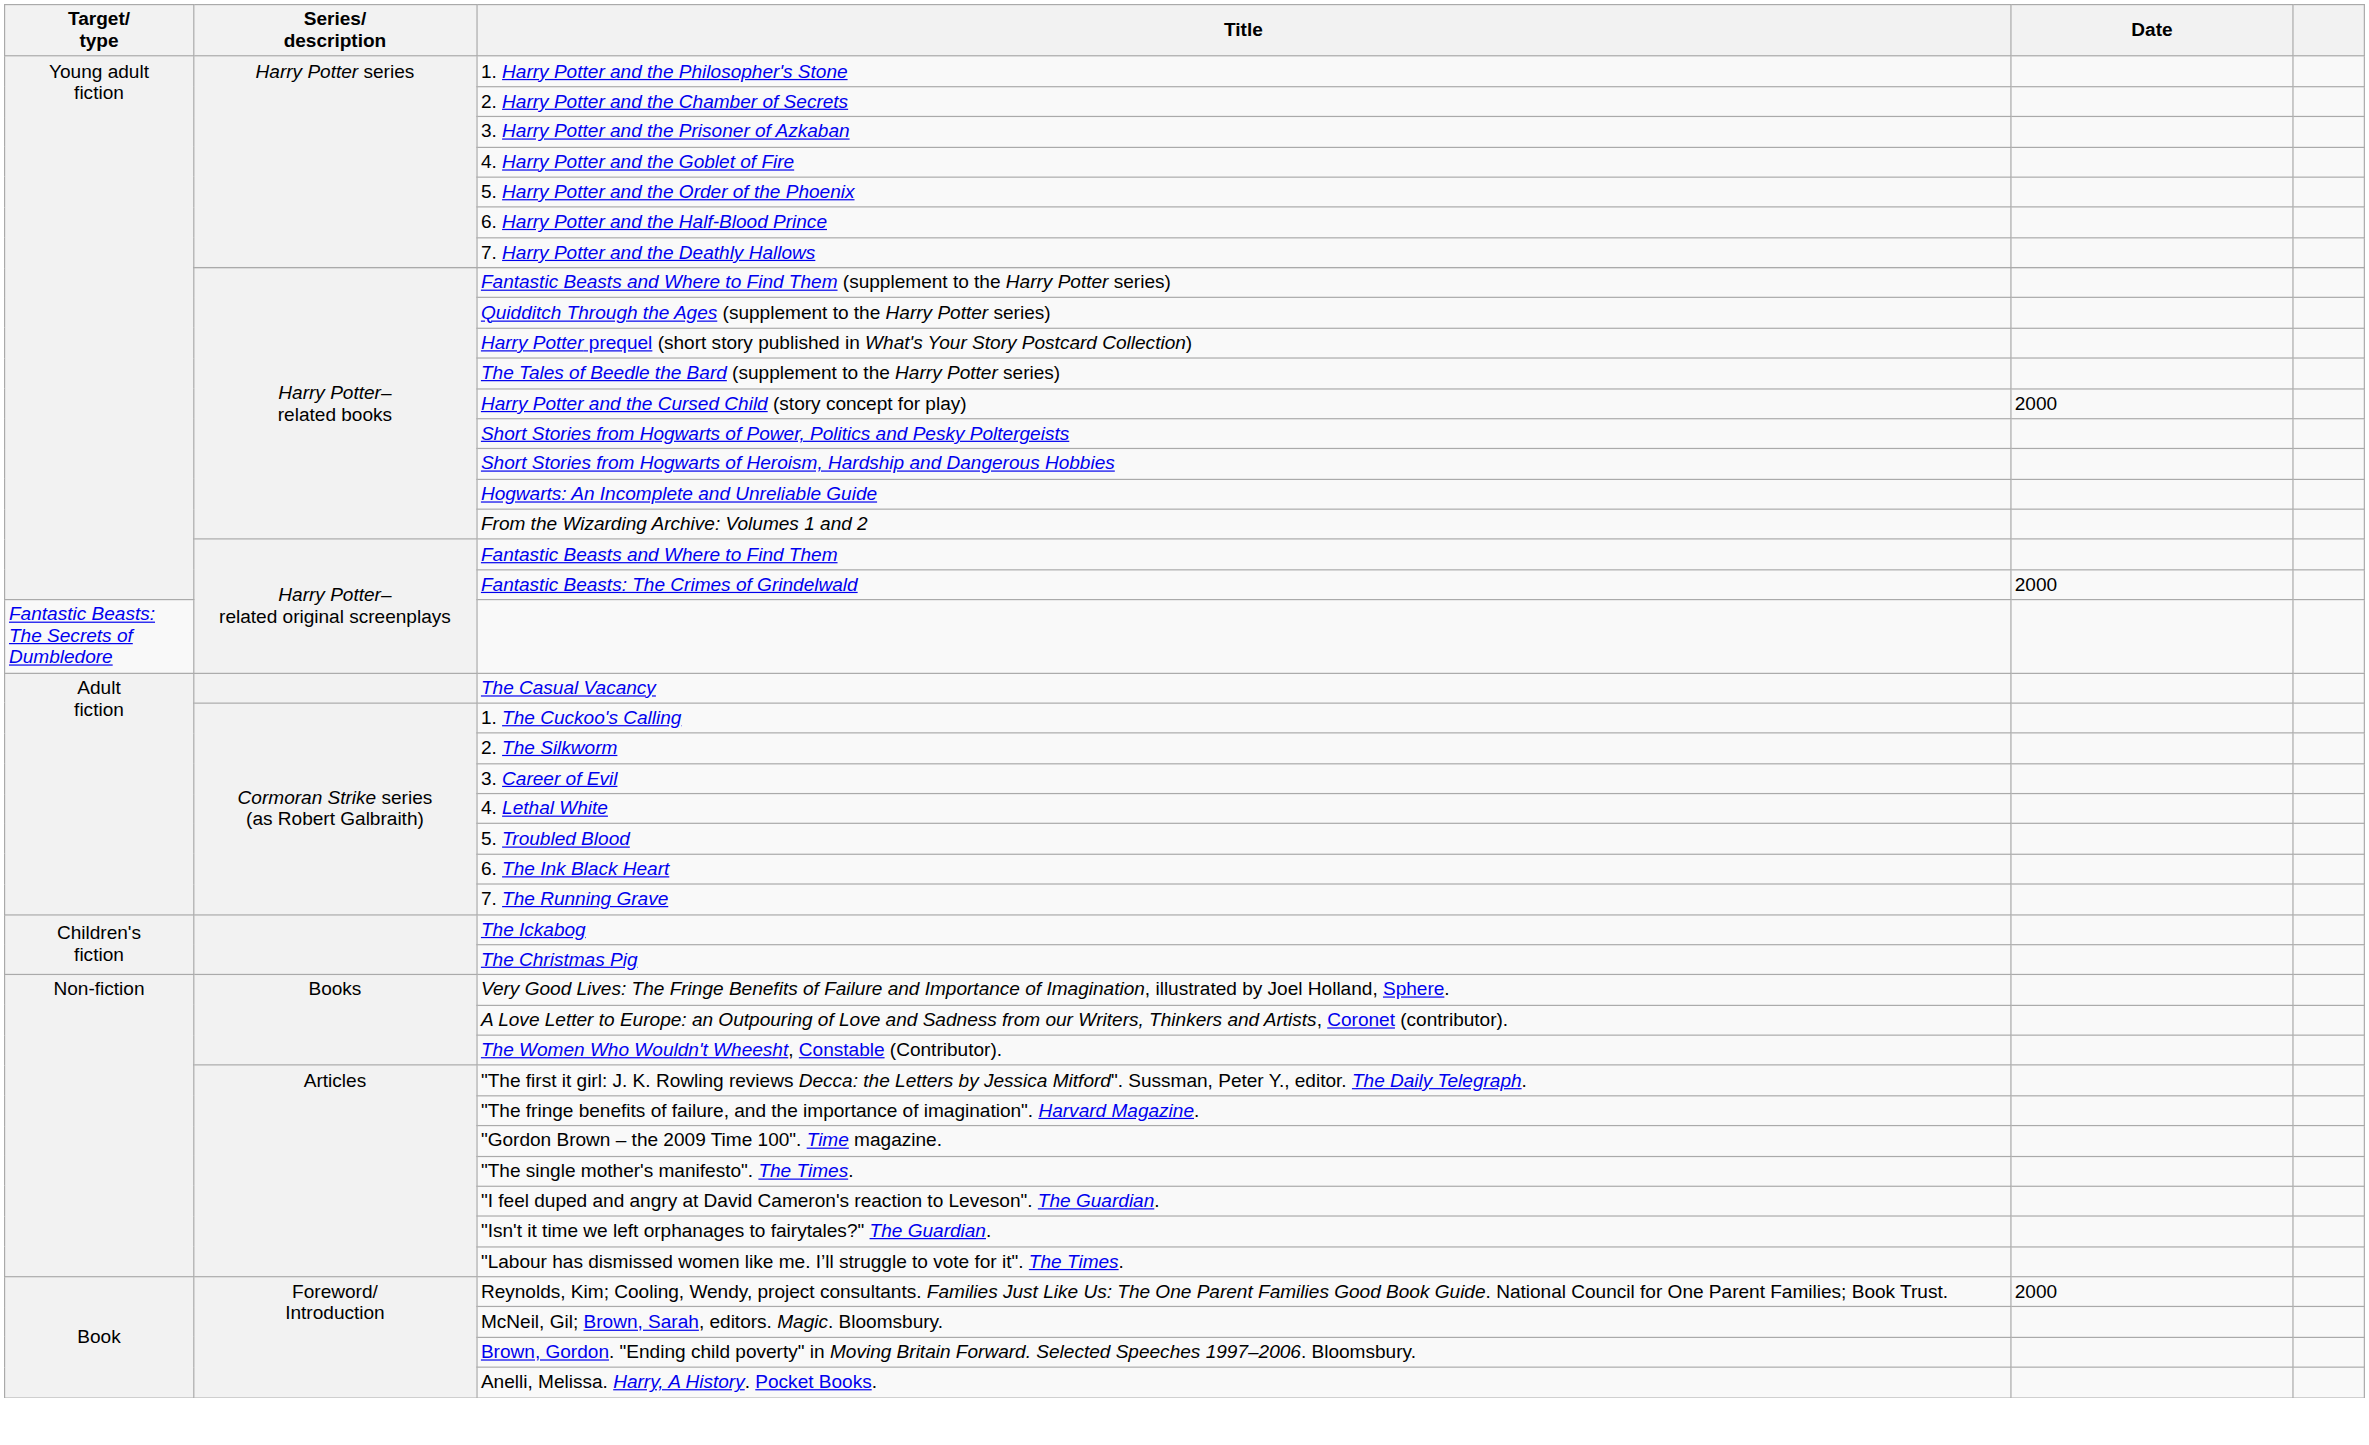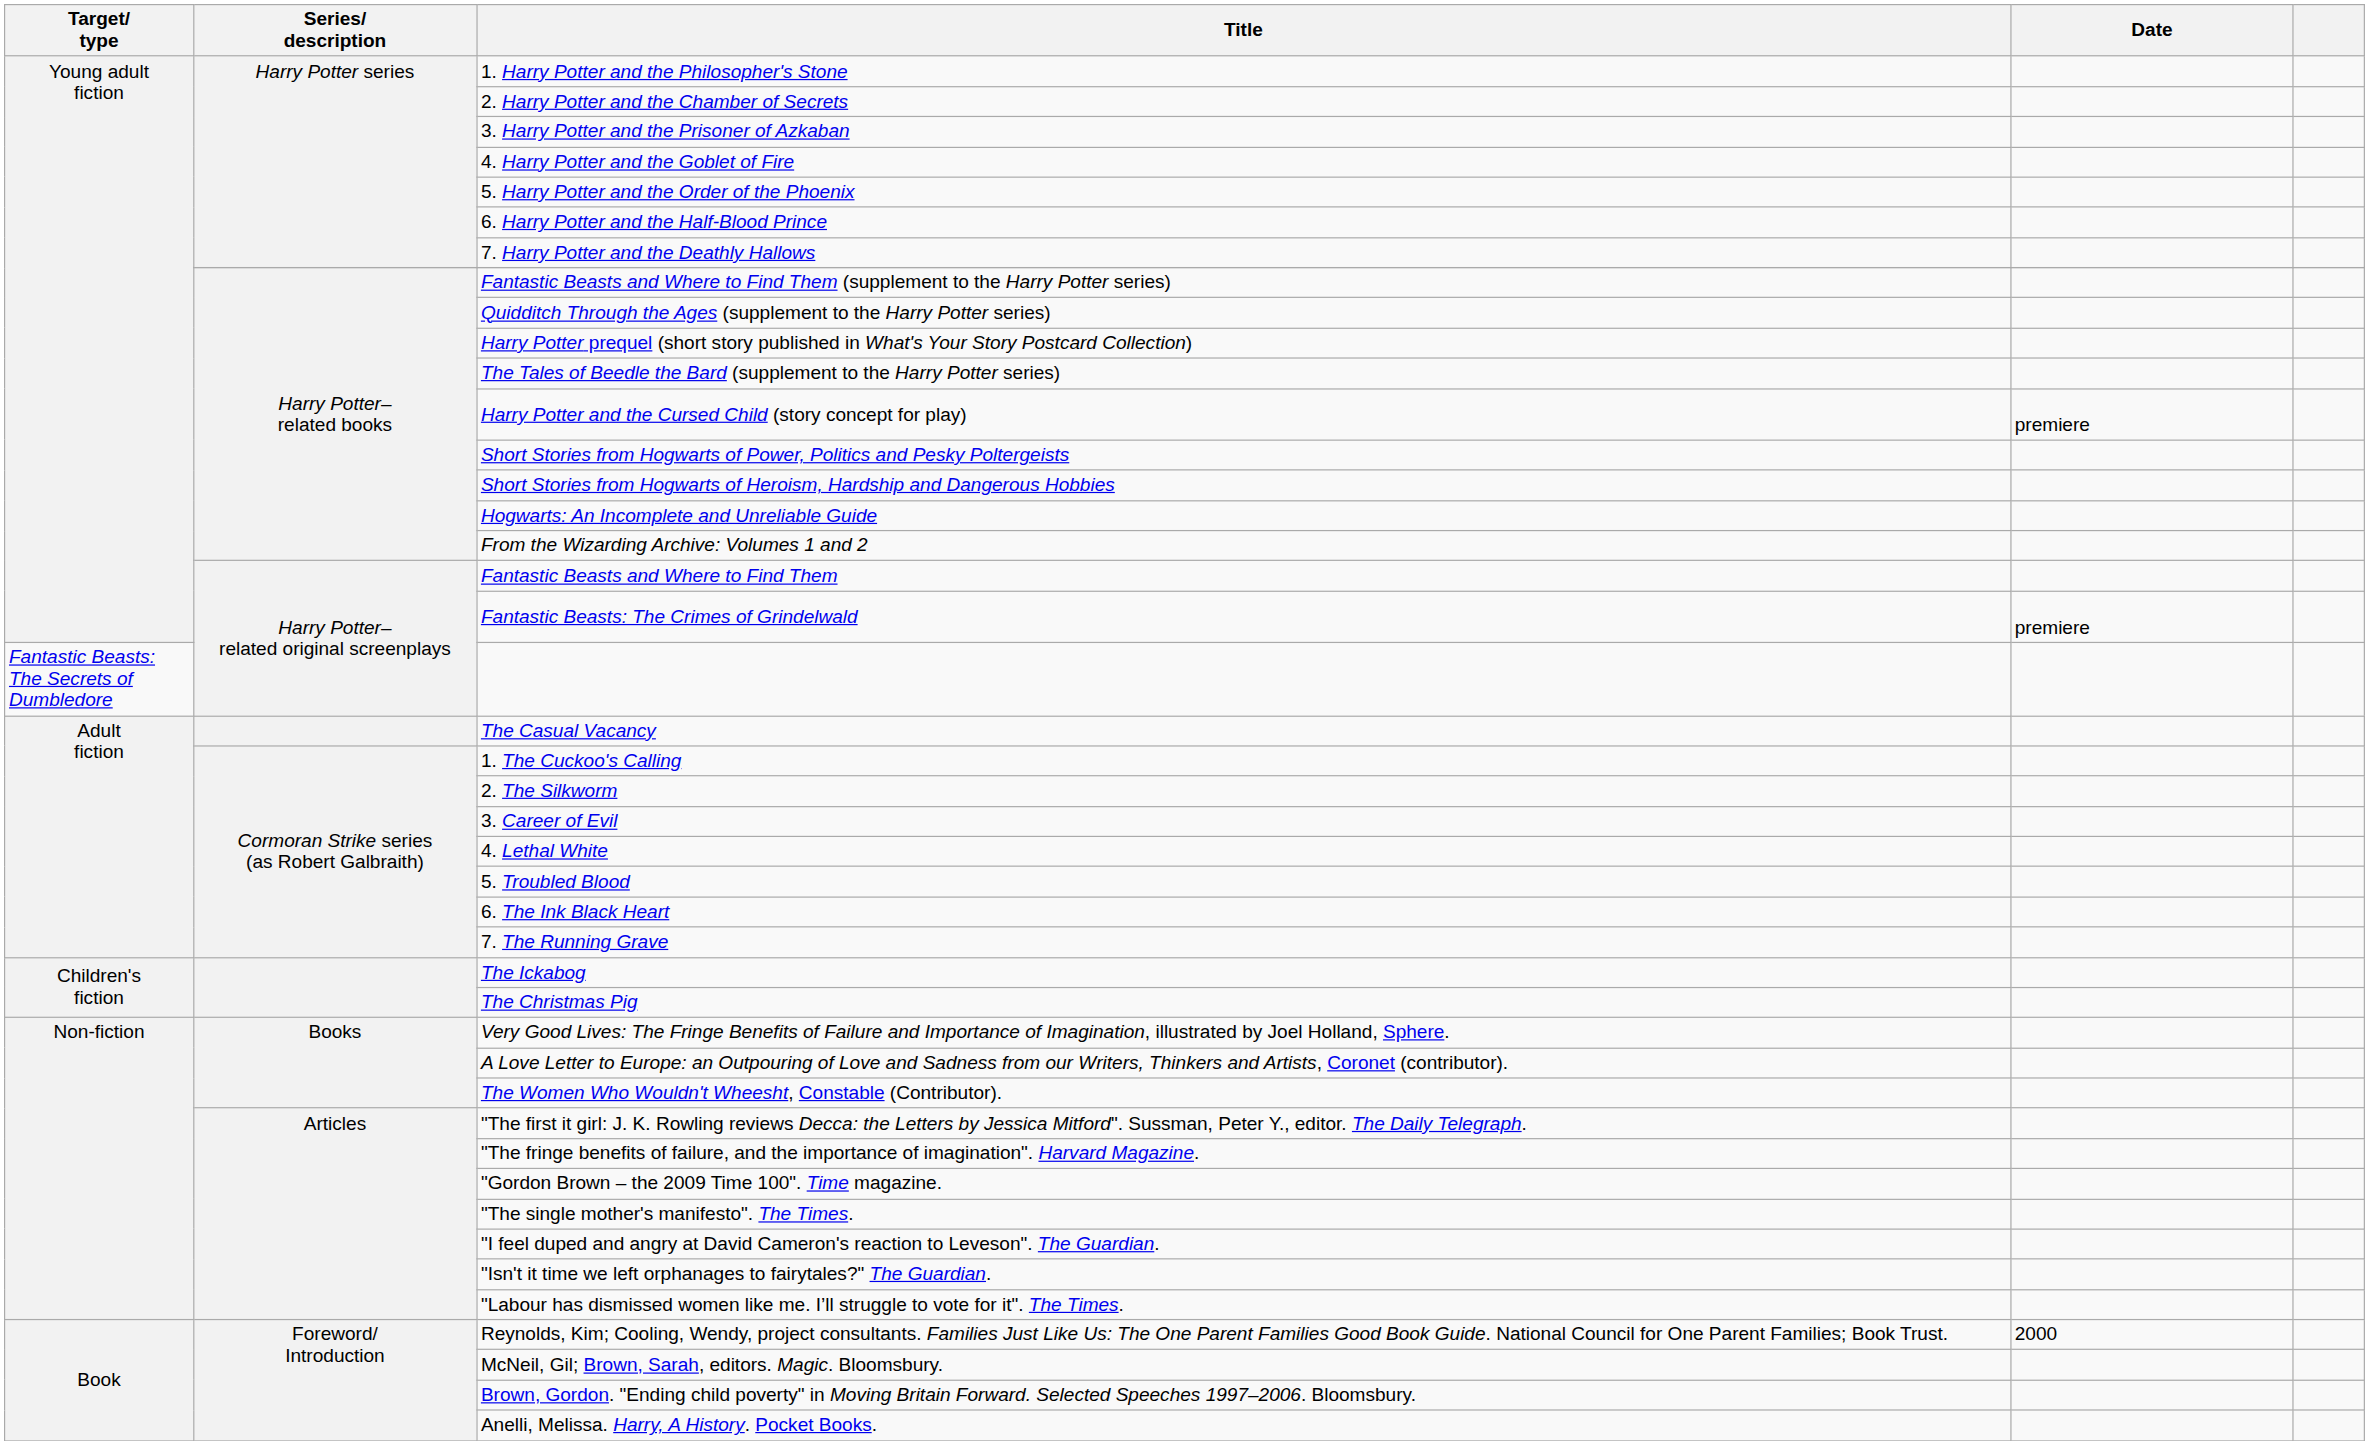(2036, 403) 2000 -> (2052, 424) premiere
(2036, 584) 2000 -> (2052, 627) premiere
